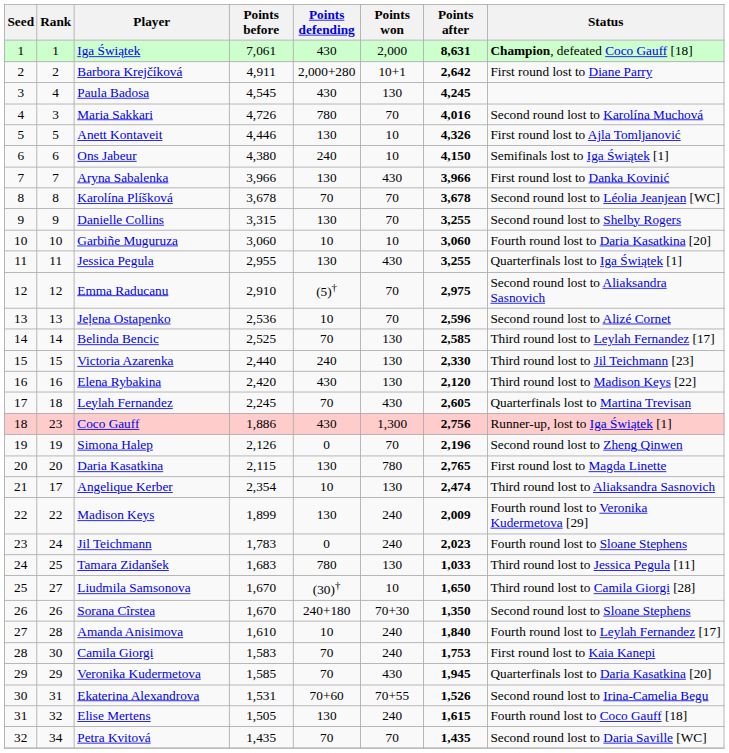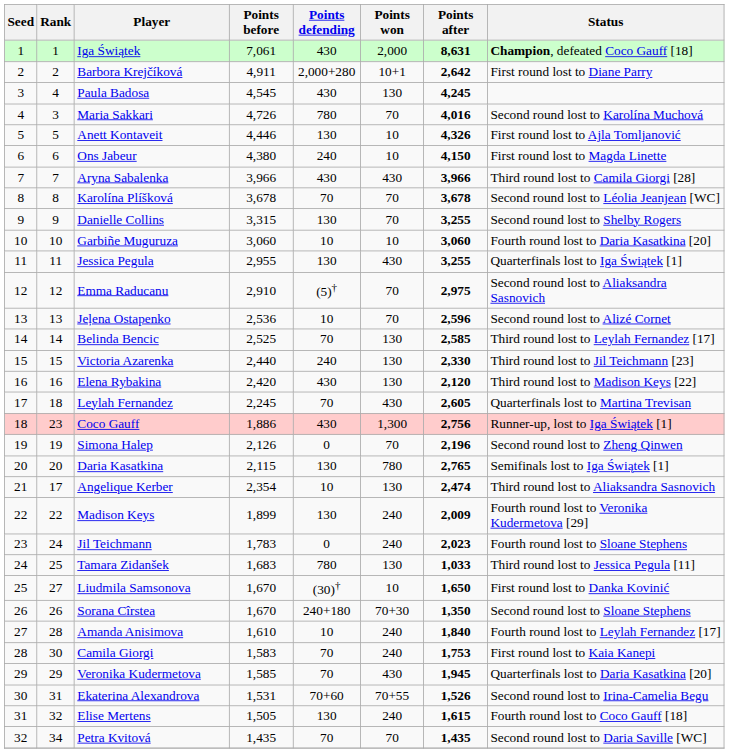(580, 156) Semifinals lost to Iga Świątek [1] -> (578, 156) First round lost to Magda Linette
(327, 177) 130 -> (327, 177) 430
(580, 177) First round lost to Danka Kovinić -> (593, 177) Third round lost to Camila Giorgi [28]
(578, 466) First round lost to Magda Linette -> (580, 466) Semifinals lost to Iga Świątek [1]
(593, 588) Third round lost to Camila Giorgi [28] -> (580, 588) First round lost to Danka Kovinić
